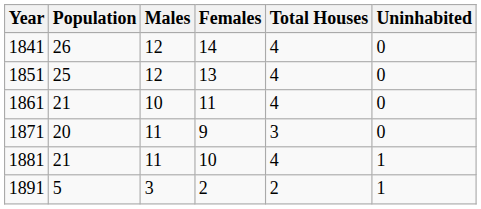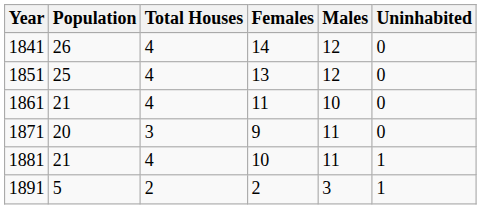columns swapped: (168, 18) <-> (319, 18)
